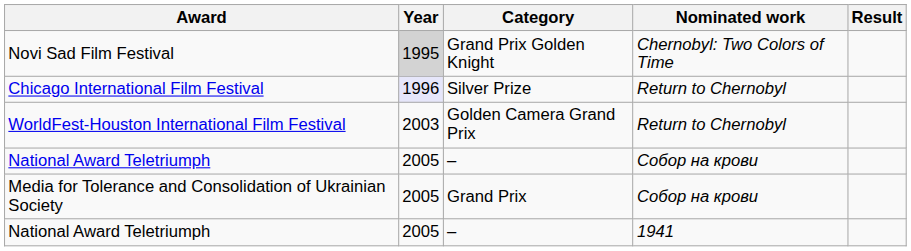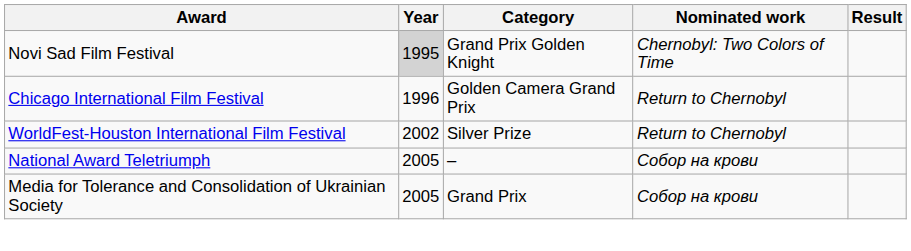(421, 89) lavender background -> (421, 98) no background
(489, 89) Silver Prize -> (531, 98) Golden Camera Grand Prix
(421, 124) 2003 -> (421, 134) 2002
(531, 124) Golden Camera Grand Prix -> (489, 134) Silver Prize
- row: (109, 232)
